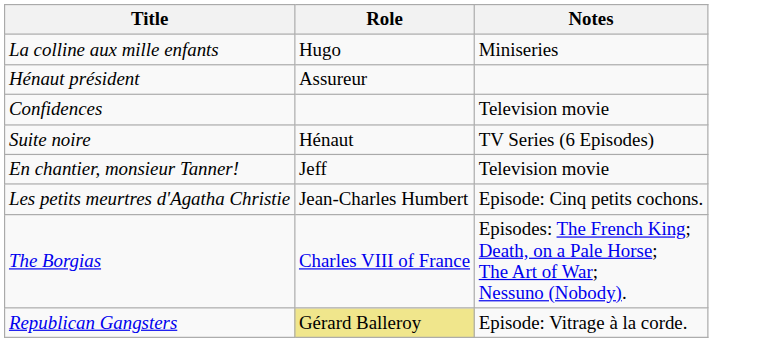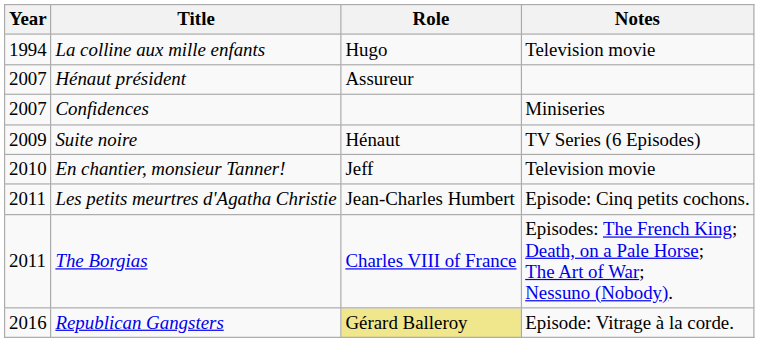+ column: (28, 19)
(519, 49) Miniseries -> (590, 49) Television movie
(544, 109) Television movie -> (565, 109) Miniseries
